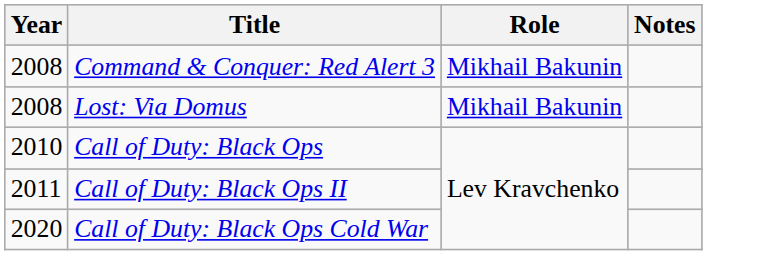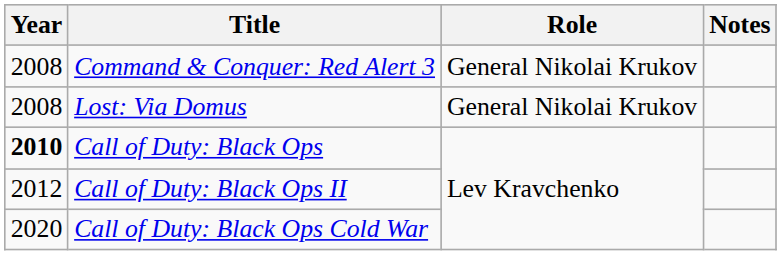(535, 65) Mikhail Bakunin -> (572, 65) General Nikolai Krukov
(535, 106) Mikhail Bakunin -> (572, 106) General Nikolai Krukov
(37, 147) normal -> (37, 147) bold
(36, 188) 2011 -> (37, 188) 2012
